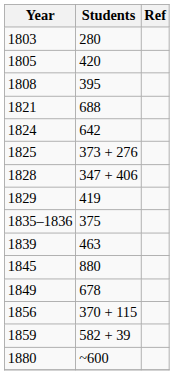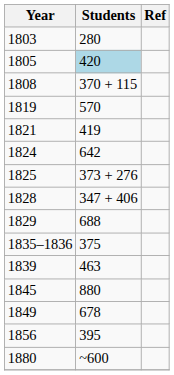(90, 61) no background -> (90, 61) lightblue background
(90, 84) 395 -> (108, 84) 370 + 115
+ row: (22, 107)
(90, 107) 688 -> (90, 130) 419
(90, 198) 419 -> (90, 221) 688
(108, 312) 370 + 115 -> (90, 335) 395
- row: (22, 335)
